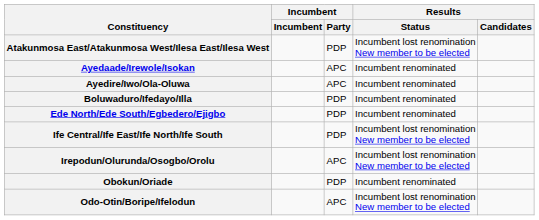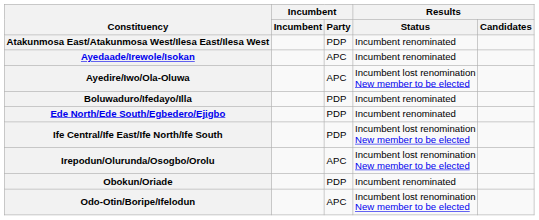(415, 47) Incumbent lost renomination New member to be elected -> (405, 42) Incumbent renominated
(405, 83) Incumbent renominated -> (415, 78) Incumbent lost renomination New member to be elected
